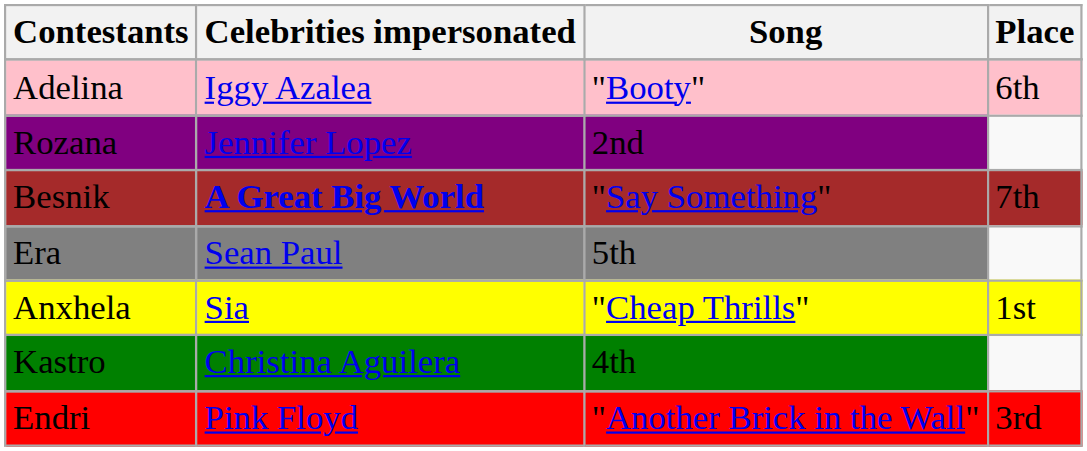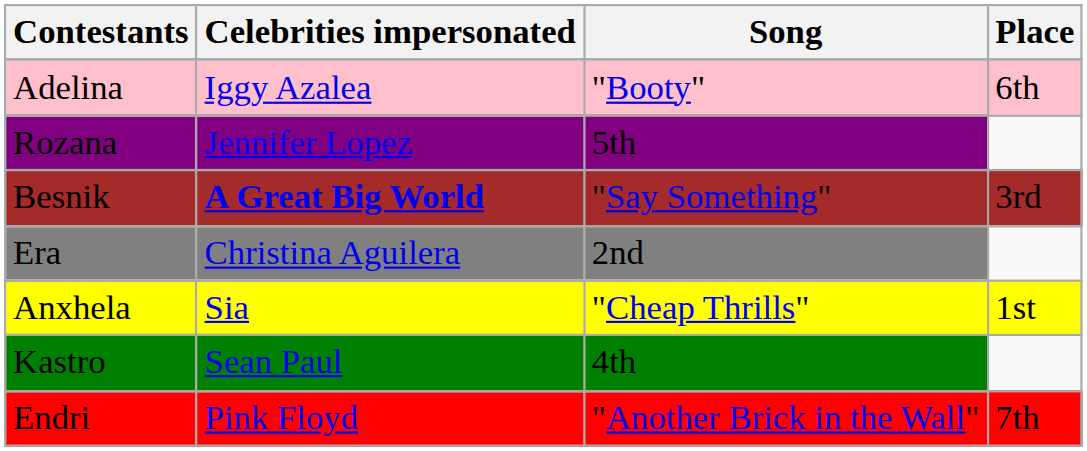(618, 142) 2nd -> (614, 142) 5th
(1018, 197) 7th -> (1018, 197) 3rd
(274, 252) Sean Paul -> (332, 252) Christina Aguilera
(614, 252) 5th -> (618, 252) 2nd
(332, 362) Christina Aguilera -> (274, 362) Sean Paul
(1018, 417) 3rd -> (1018, 417) 7th
